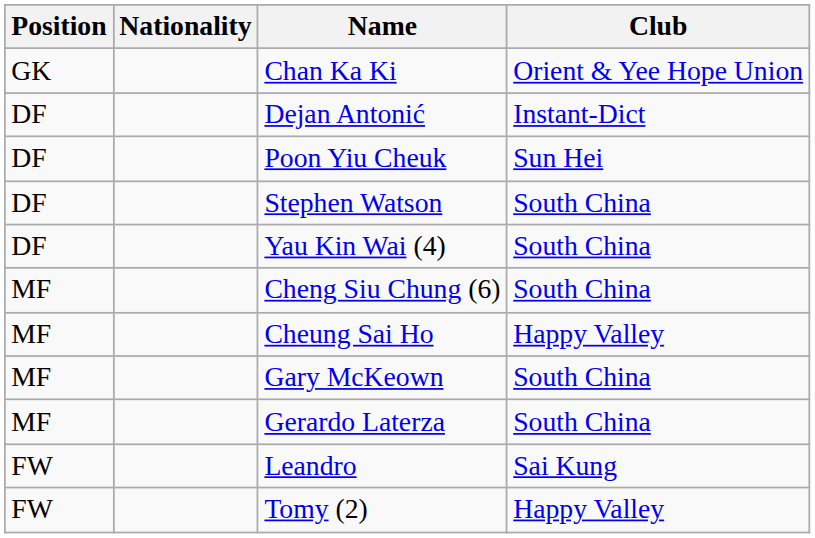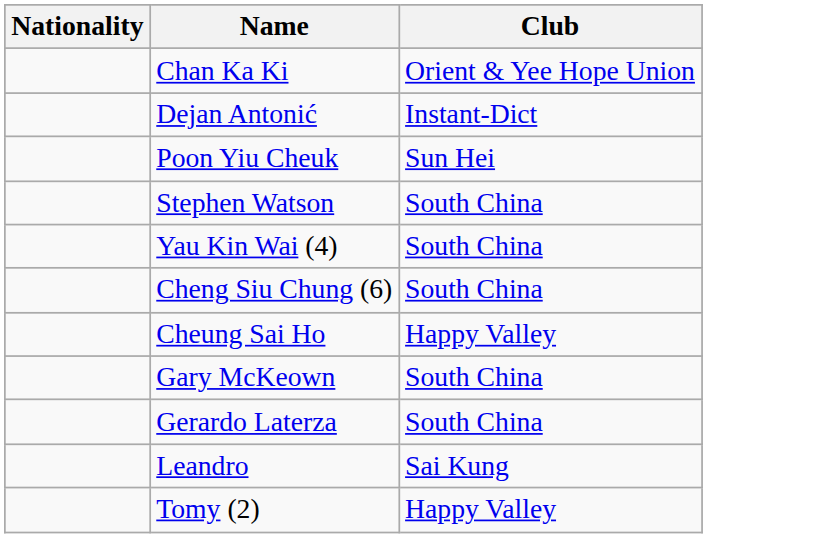- column: (59, 26)
